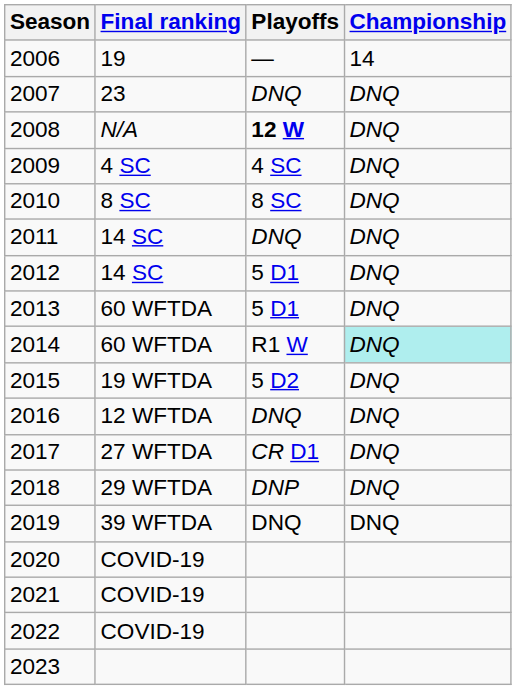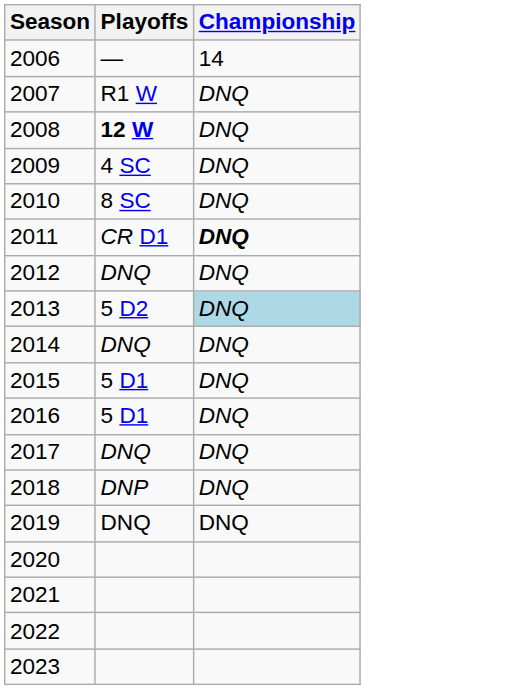- column: (171, 22)
(276, 93) DNQ -> (129, 93) R1 W
(276, 237) DNQ -> (134, 237) CR D1
(375, 237) normal -> (224, 237) bold
(275, 272) 5 D1 -> (126, 272) DNQ
(275, 308) 5 D1 -> (124, 308) 5 D2
(375, 308) no background -> (224, 308) lightblue background
(280, 344) R1 W -> (126, 344) DNQ
(375, 344) paleturquoise background -> (224, 344) no background
(275, 380) 5 D2 -> (124, 380) 5 D1
(276, 415) DNQ -> (124, 415) 5 D1
(285, 451) CR D1 -> (126, 451) DNQ
